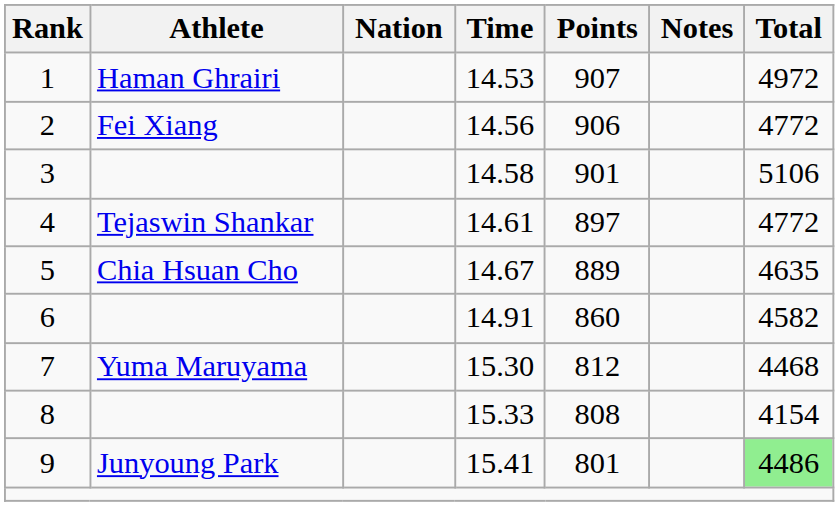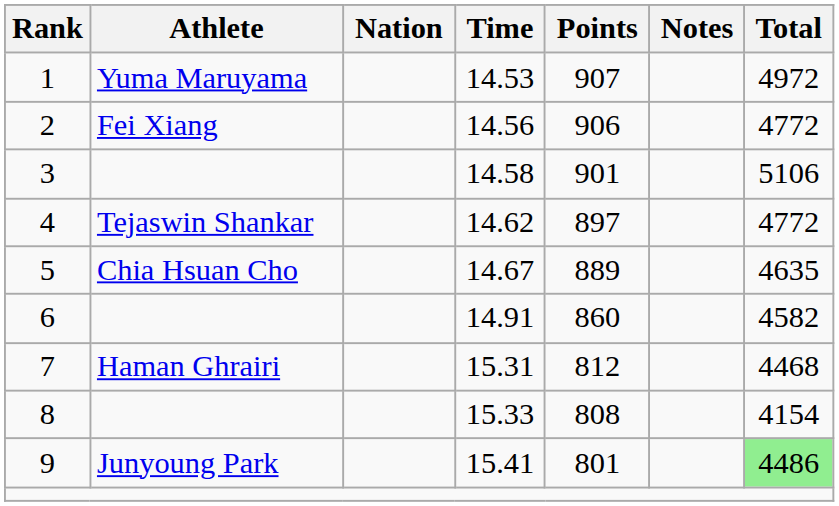(189, 76) Haman Ghrairi -> (202, 76) Yuma Maruyama
(500, 221) 14.61 -> (500, 221) 14.62
(202, 366) Yuma Maruyama -> (189, 366) Haman Ghrairi
(500, 366) 15.30 -> (500, 366) 15.31
